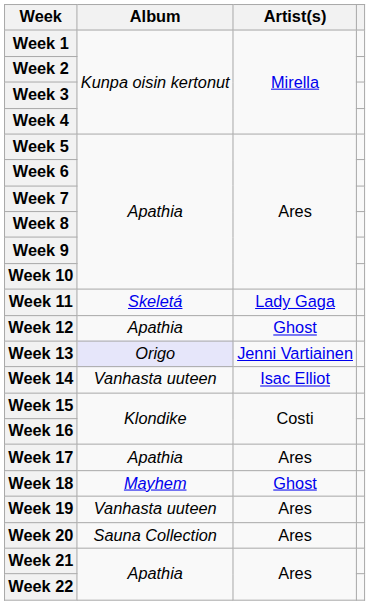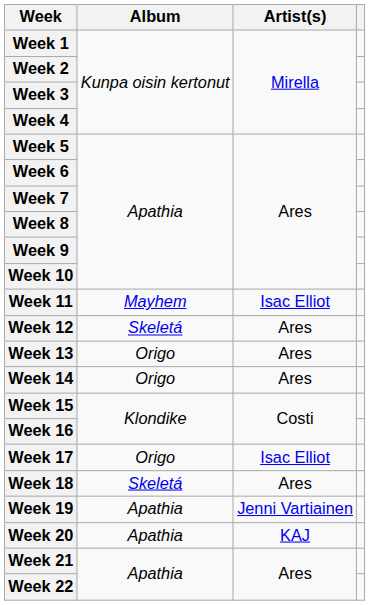(155, 302) Skeletá -> (155, 302) Mayhem
(295, 302) Lady Gaga -> (295, 302) Isac Elliot
(155, 328) Apathia -> (155, 328) Skeletá
(295, 328) Ghost -> (295, 328) Ares
(155, 353) lavender background -> (155, 353) no background
(295, 353) Jenni Vartiainen -> (295, 353) Ares
(155, 379) Vanhasta uuteen -> (155, 379) Origo
(295, 379) Isac Elliot -> (295, 379) Ares
(155, 457) Apathia -> (155, 457) Origo
(295, 457) Ares -> (295, 457) Isac Elliot
(155, 483) Mayhem -> (155, 483) Skeletá
(295, 483) Ghost -> (295, 483) Ares
(155, 509) Vanhasta uuteen -> (155, 509) Apathia
(295, 509) Ares -> (295, 509) Jenni Vartiainen
(155, 535) Sauna Collection -> (155, 535) Apathia
(295, 535) Ares -> (295, 535) KAJ
